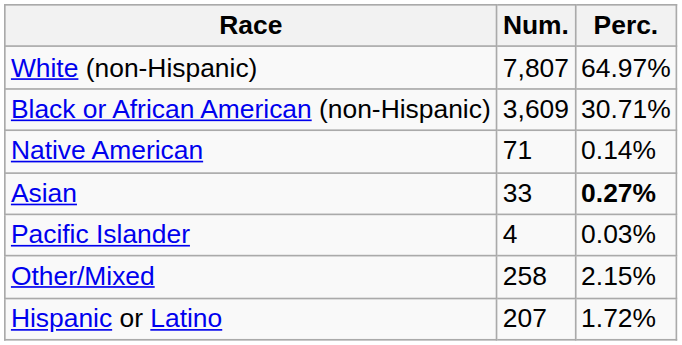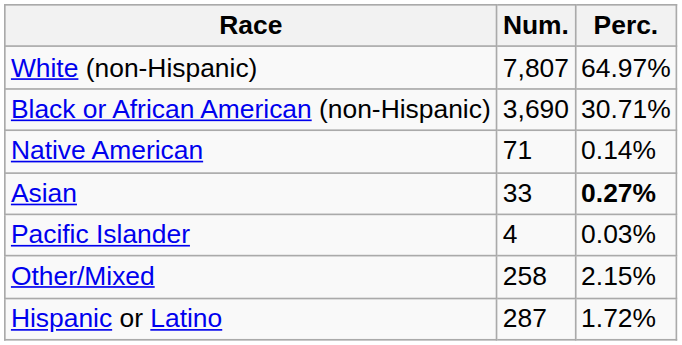(536, 109) 3,609 -> (536, 109) 3,690
(525, 318) 207 -> (525, 318) 287
